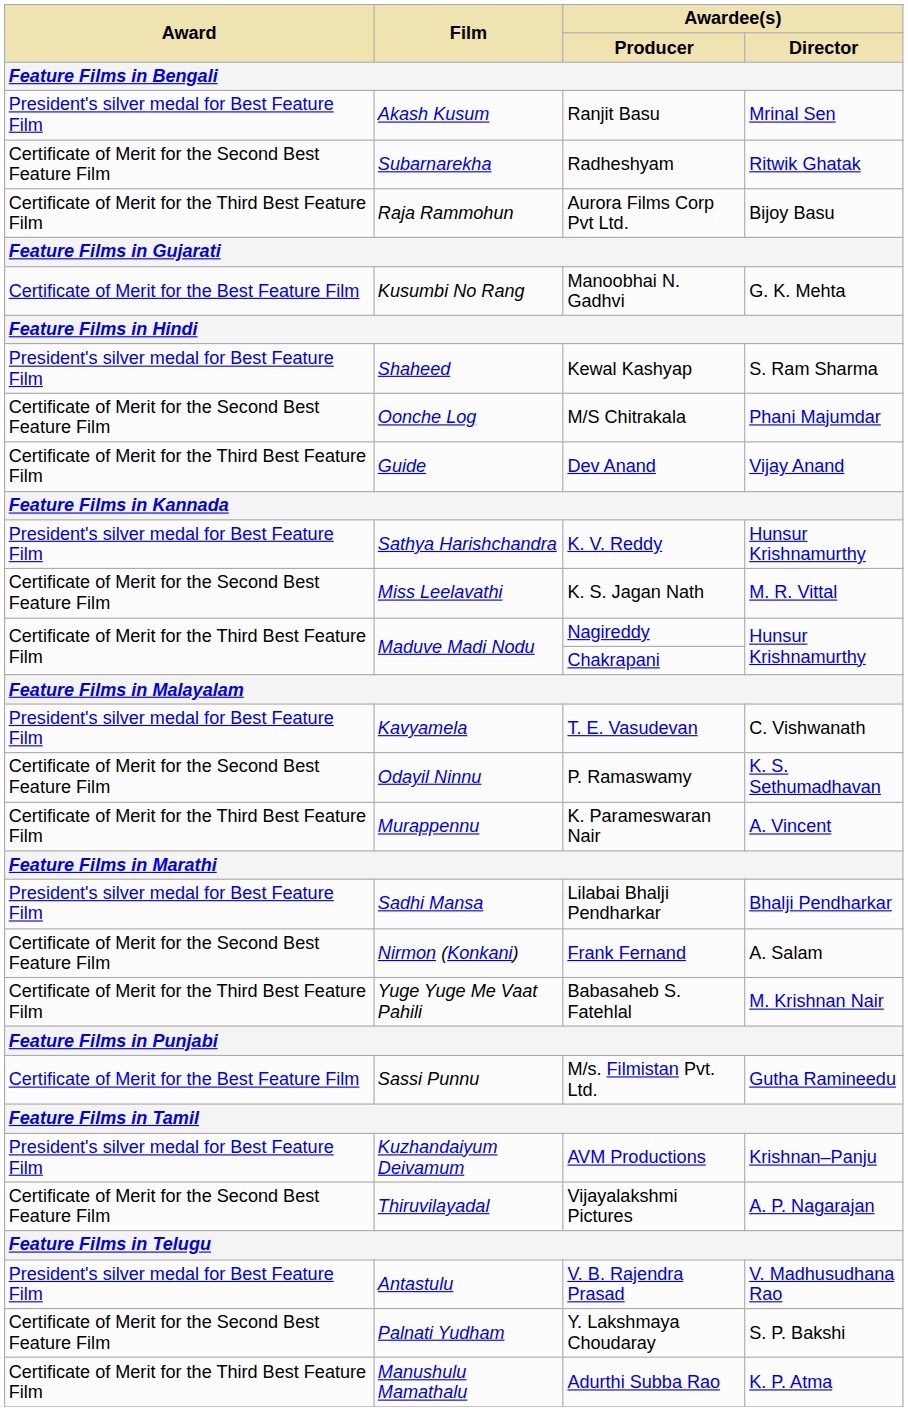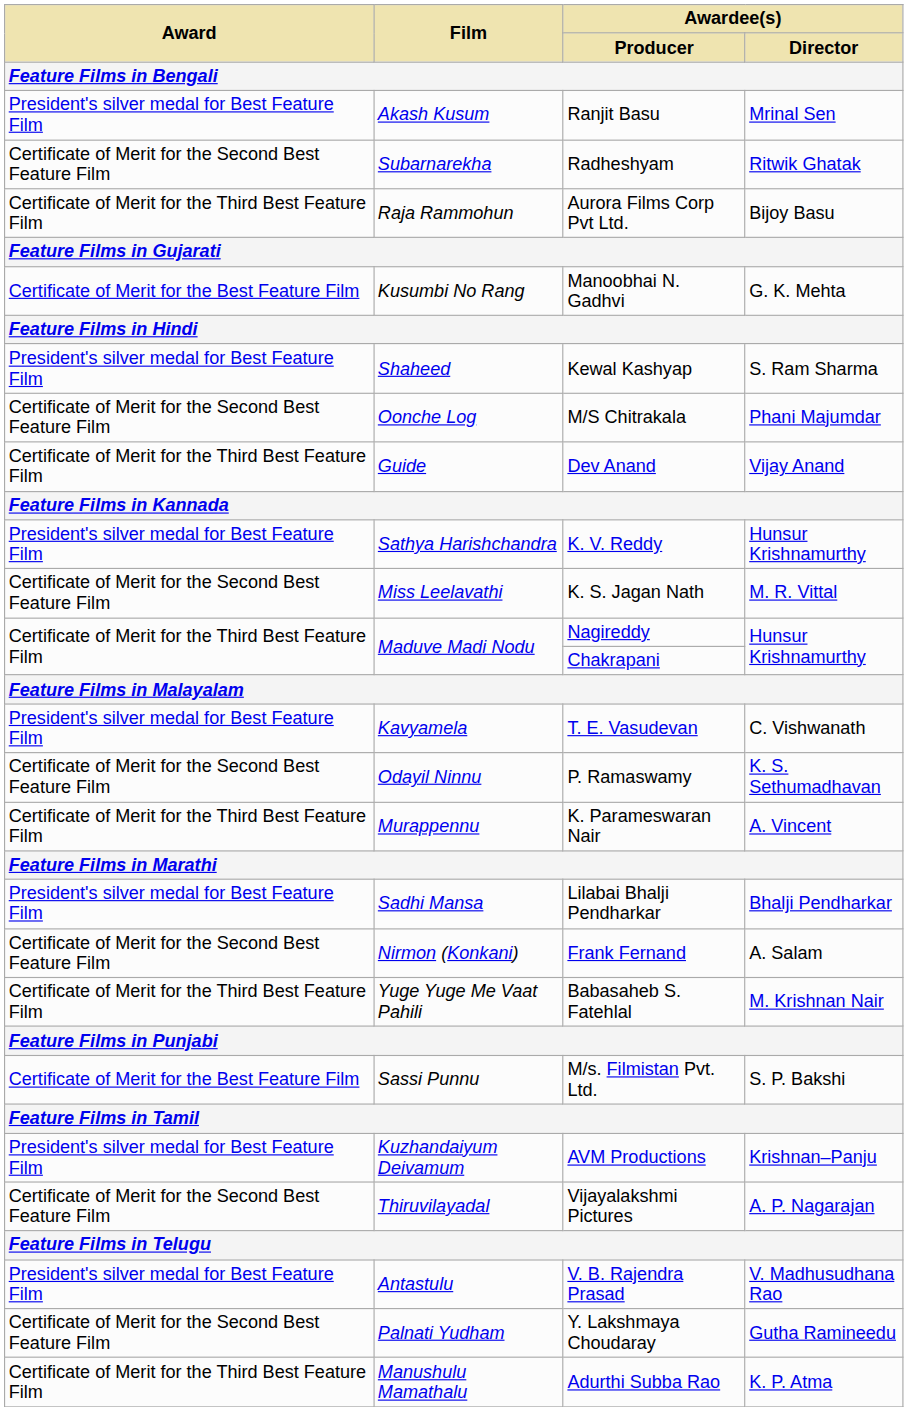(823, 1079) Gutha Ramineedu -> (797, 1079) S. P. Bakshi
(797, 1333) S. P. Bakshi -> (823, 1333) Gutha Ramineedu
